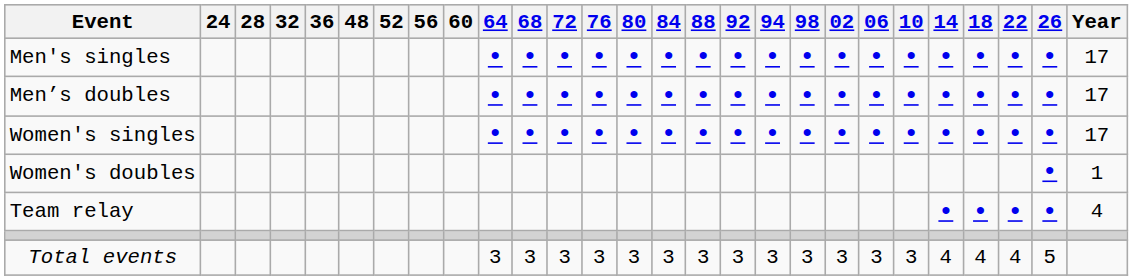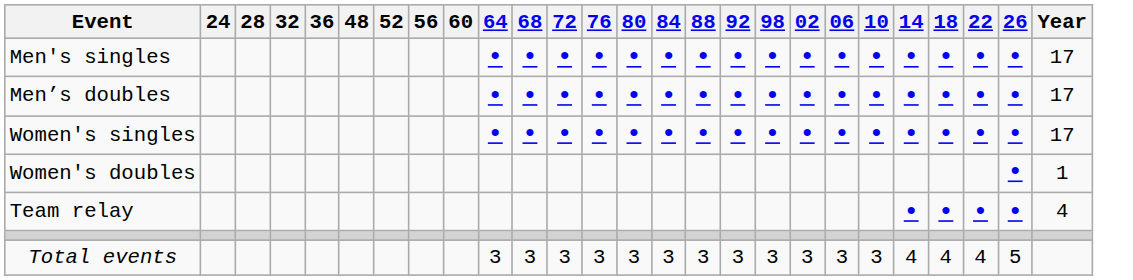- column: (773, 22)
